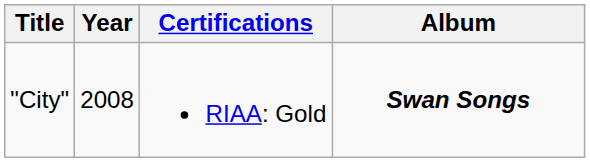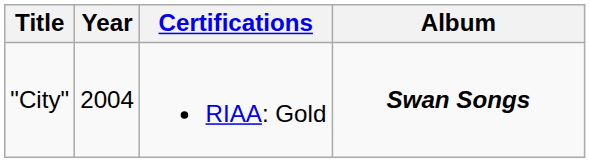(107, 99) 2008 -> (107, 99) 2004
